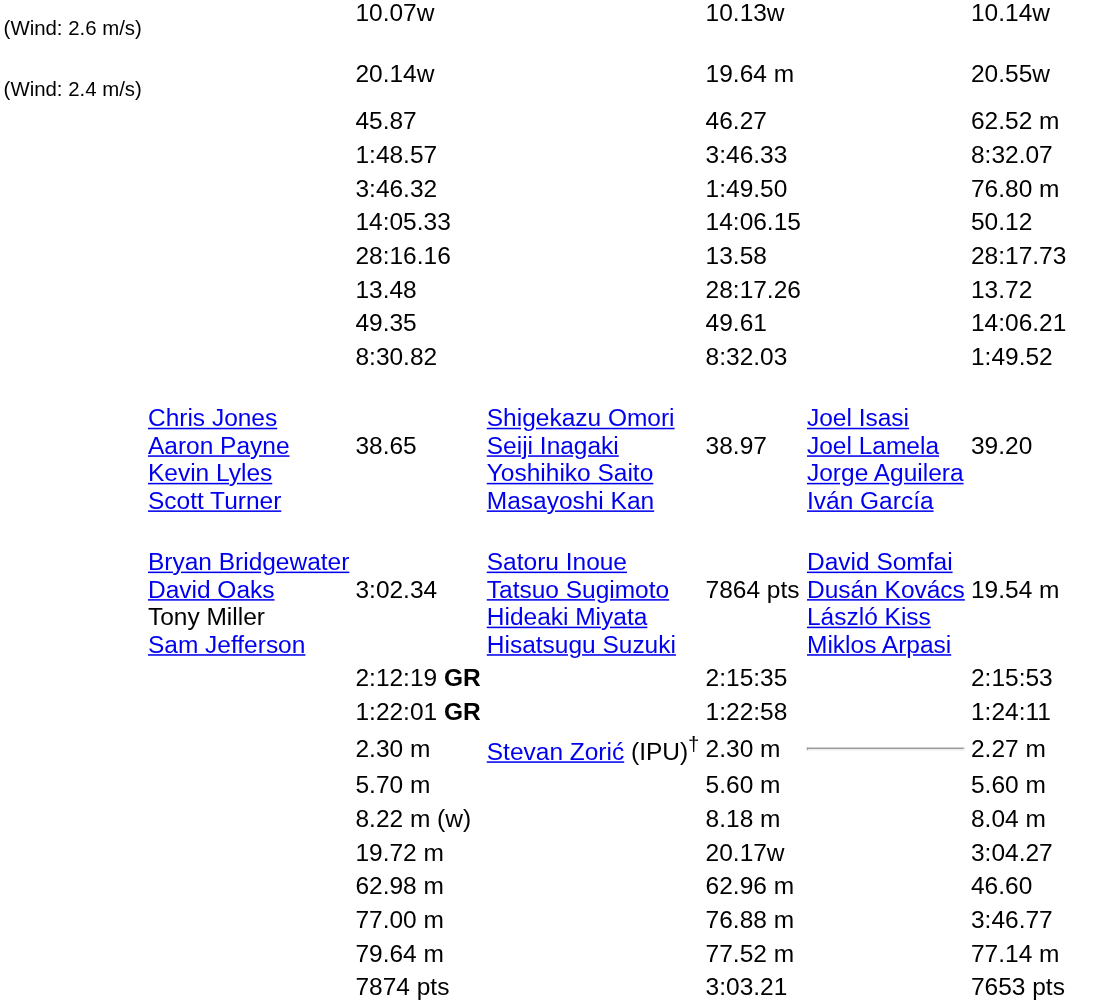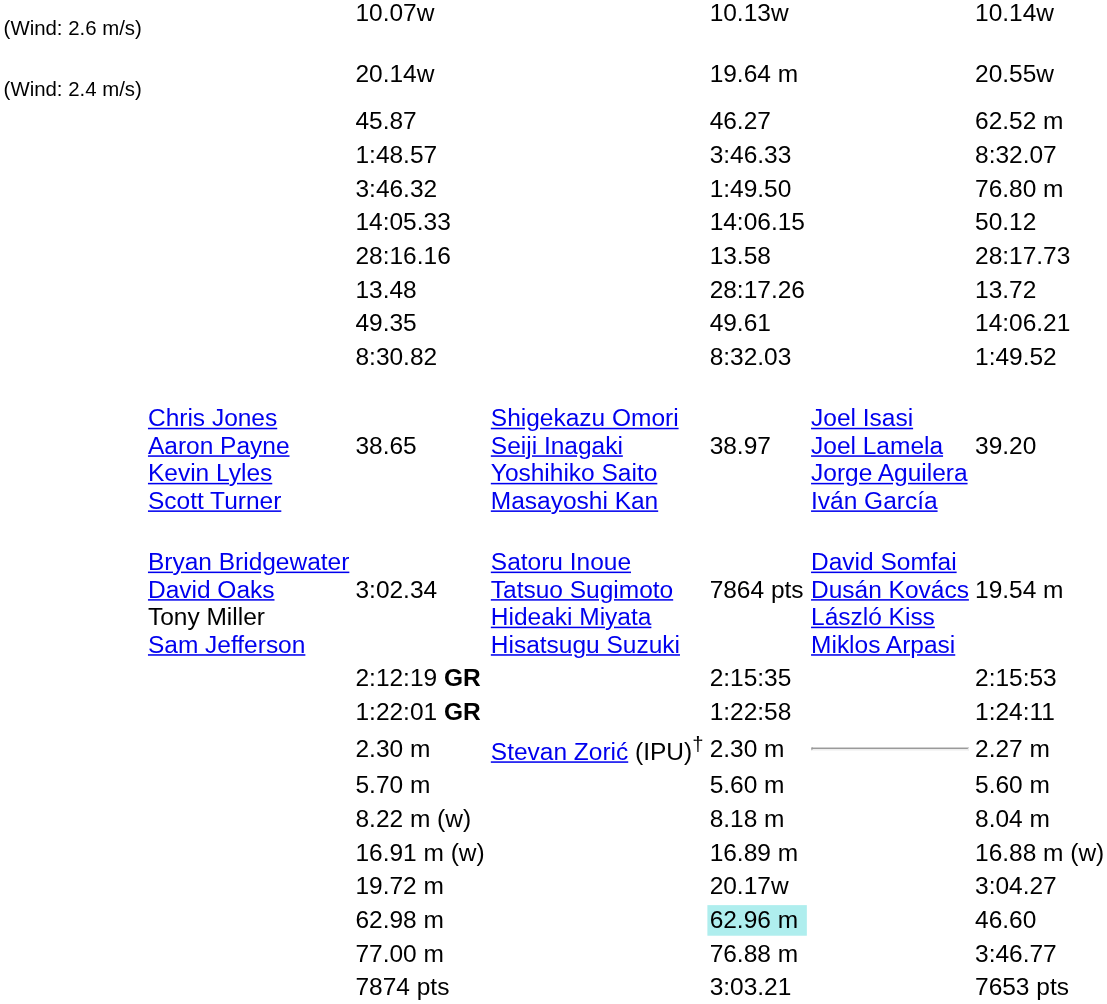+ row: (420, 853)
(750, 886) no background -> (754, 920) paleturquoise background
- row: (400, 954)
